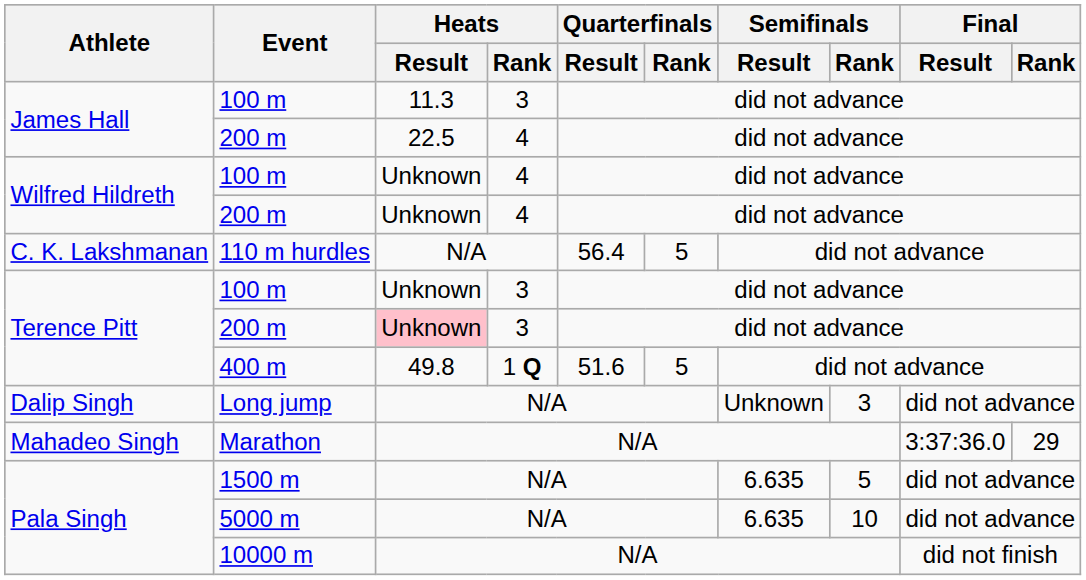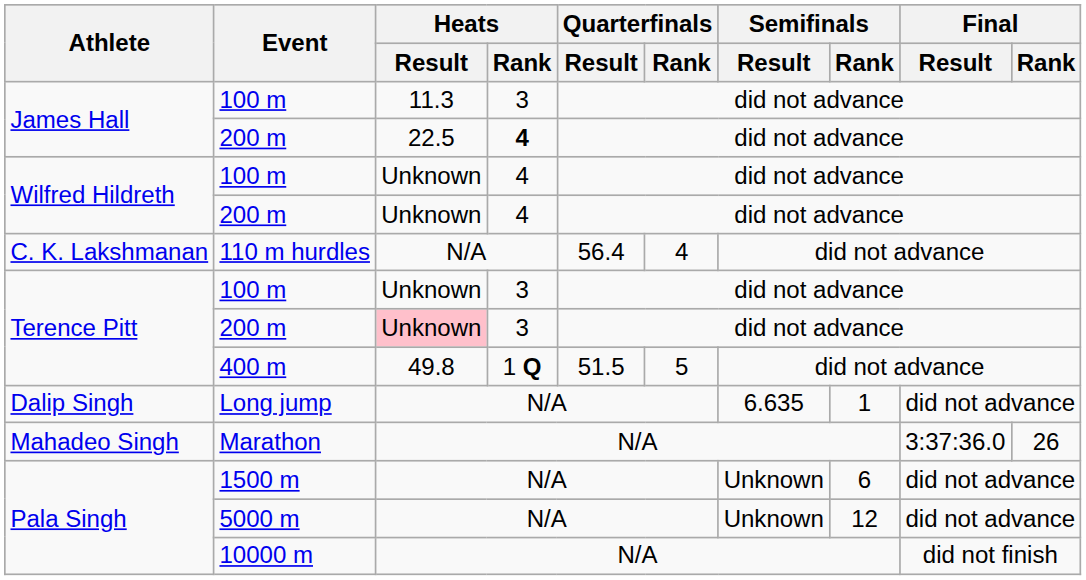(522, 138) normal -> (522, 138) bold
(682, 252) 5 -> (682, 252) 4
(601, 366) 51.6 -> (601, 366) 51.5
(774, 404) Unknown -> (774, 404) 6.635
(865, 404) 3 -> (865, 404) 1
(1046, 442) 29 -> (1046, 442) 26
(774, 480) 6.635 -> (774, 480) Unknown
(865, 480) 5 -> (865, 480) 6
(774, 518) 6.635 -> (774, 518) Unknown
(865, 518) 10 -> (865, 518) 12
